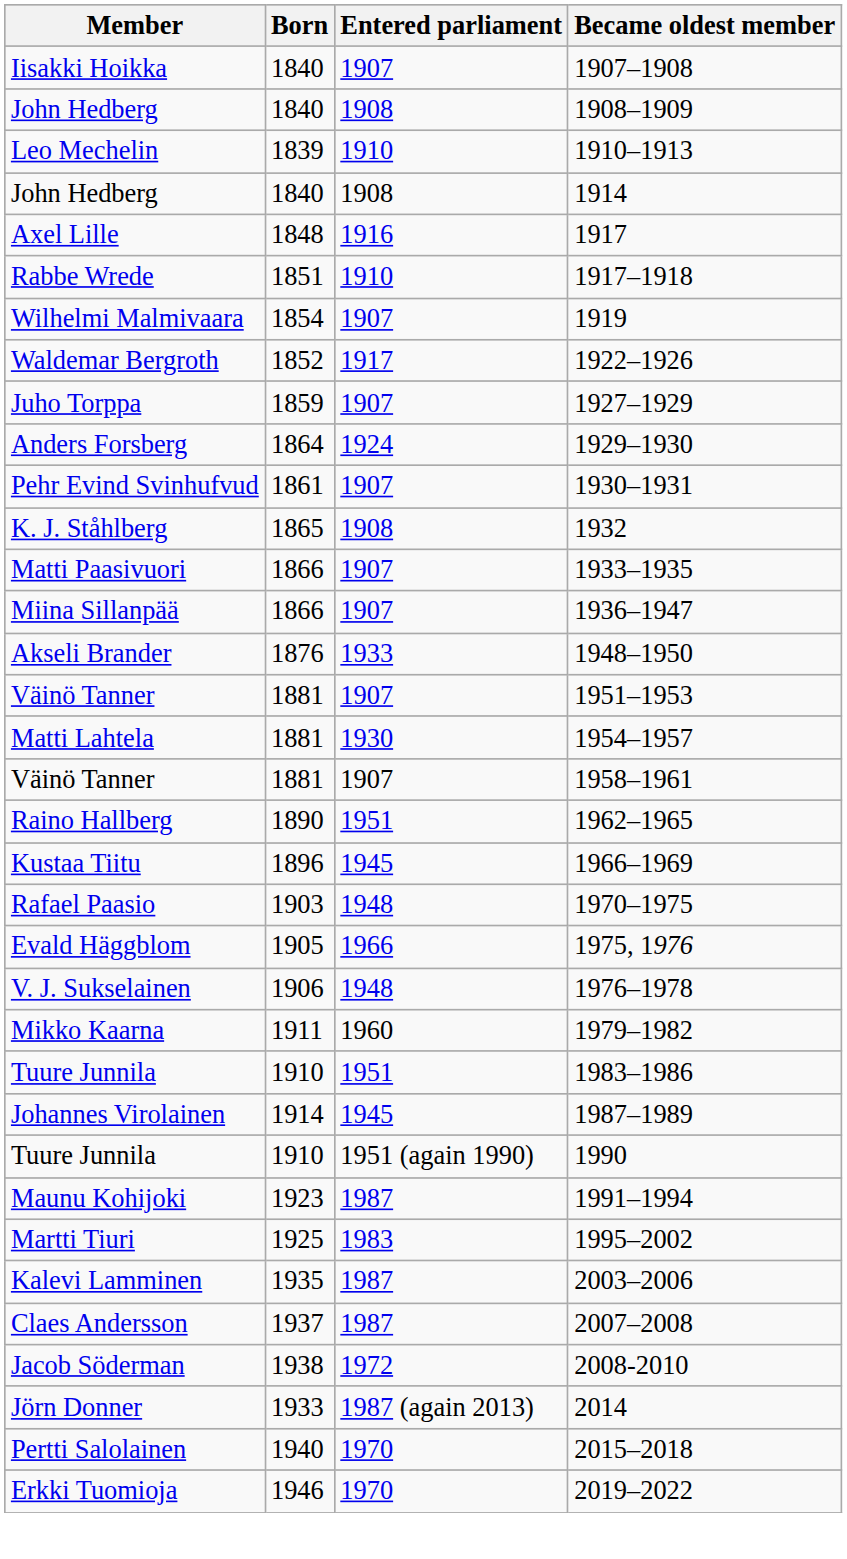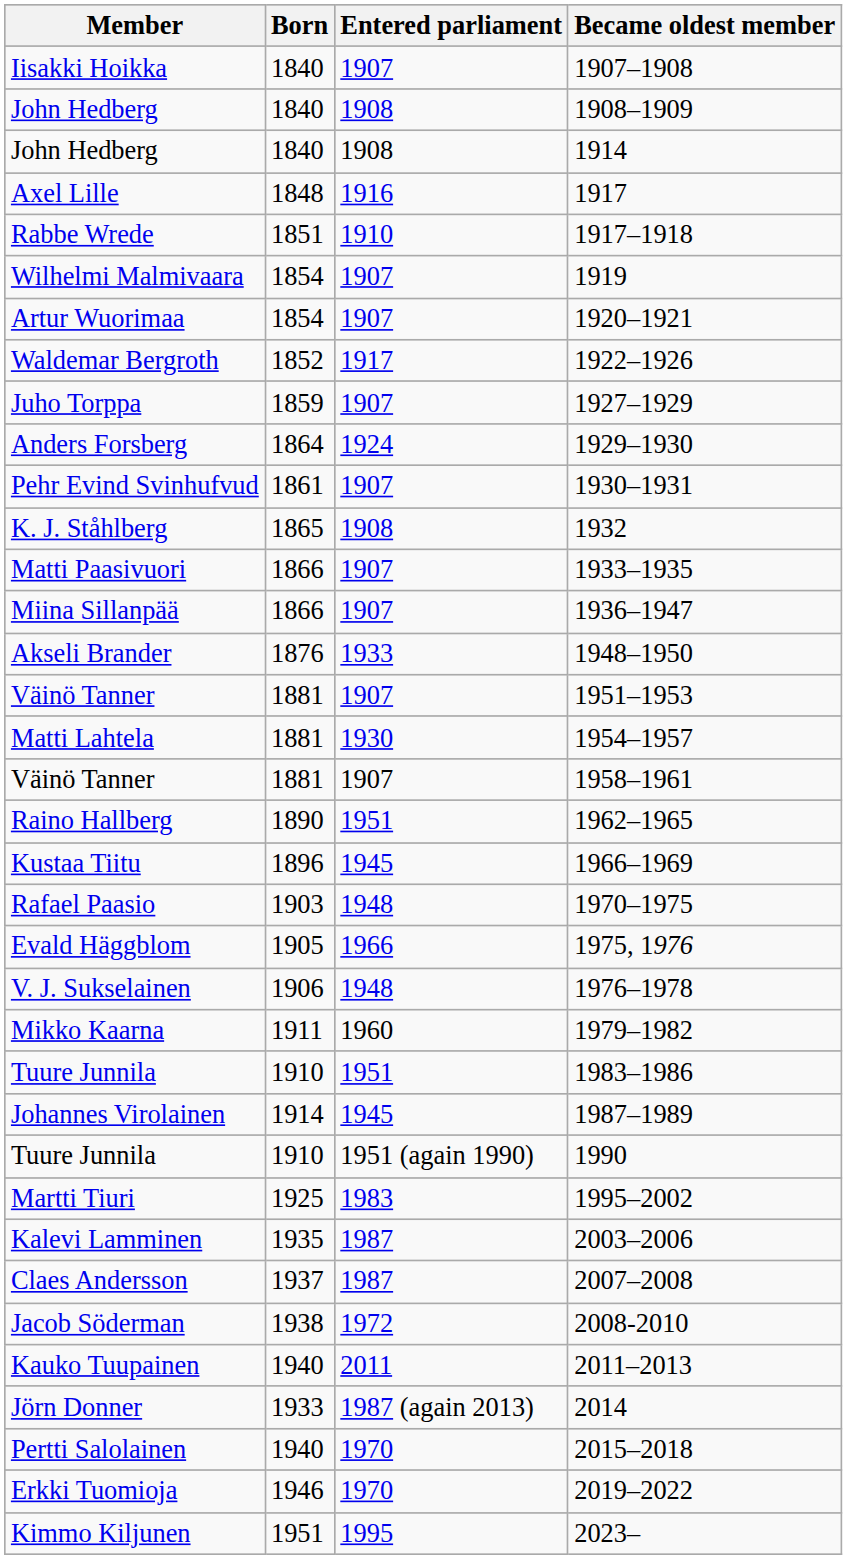- row: (85, 151)
+ row: (98, 318)
- row: (99, 1197)
+ row: (105, 1365)
+ row: (101, 1532)
